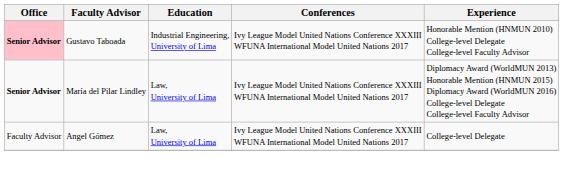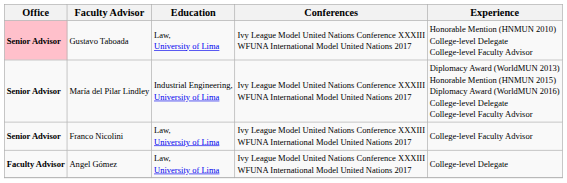(190, 41) Industrial Engineering, University of Lima -> (187, 41) Law, University of Lima
(183, 91) Law, University of Lima -> (193, 91) Industrial Engineering, University of Lima
+ row: (96, 136)
(34, 136) normal -> (36, 163) bold
